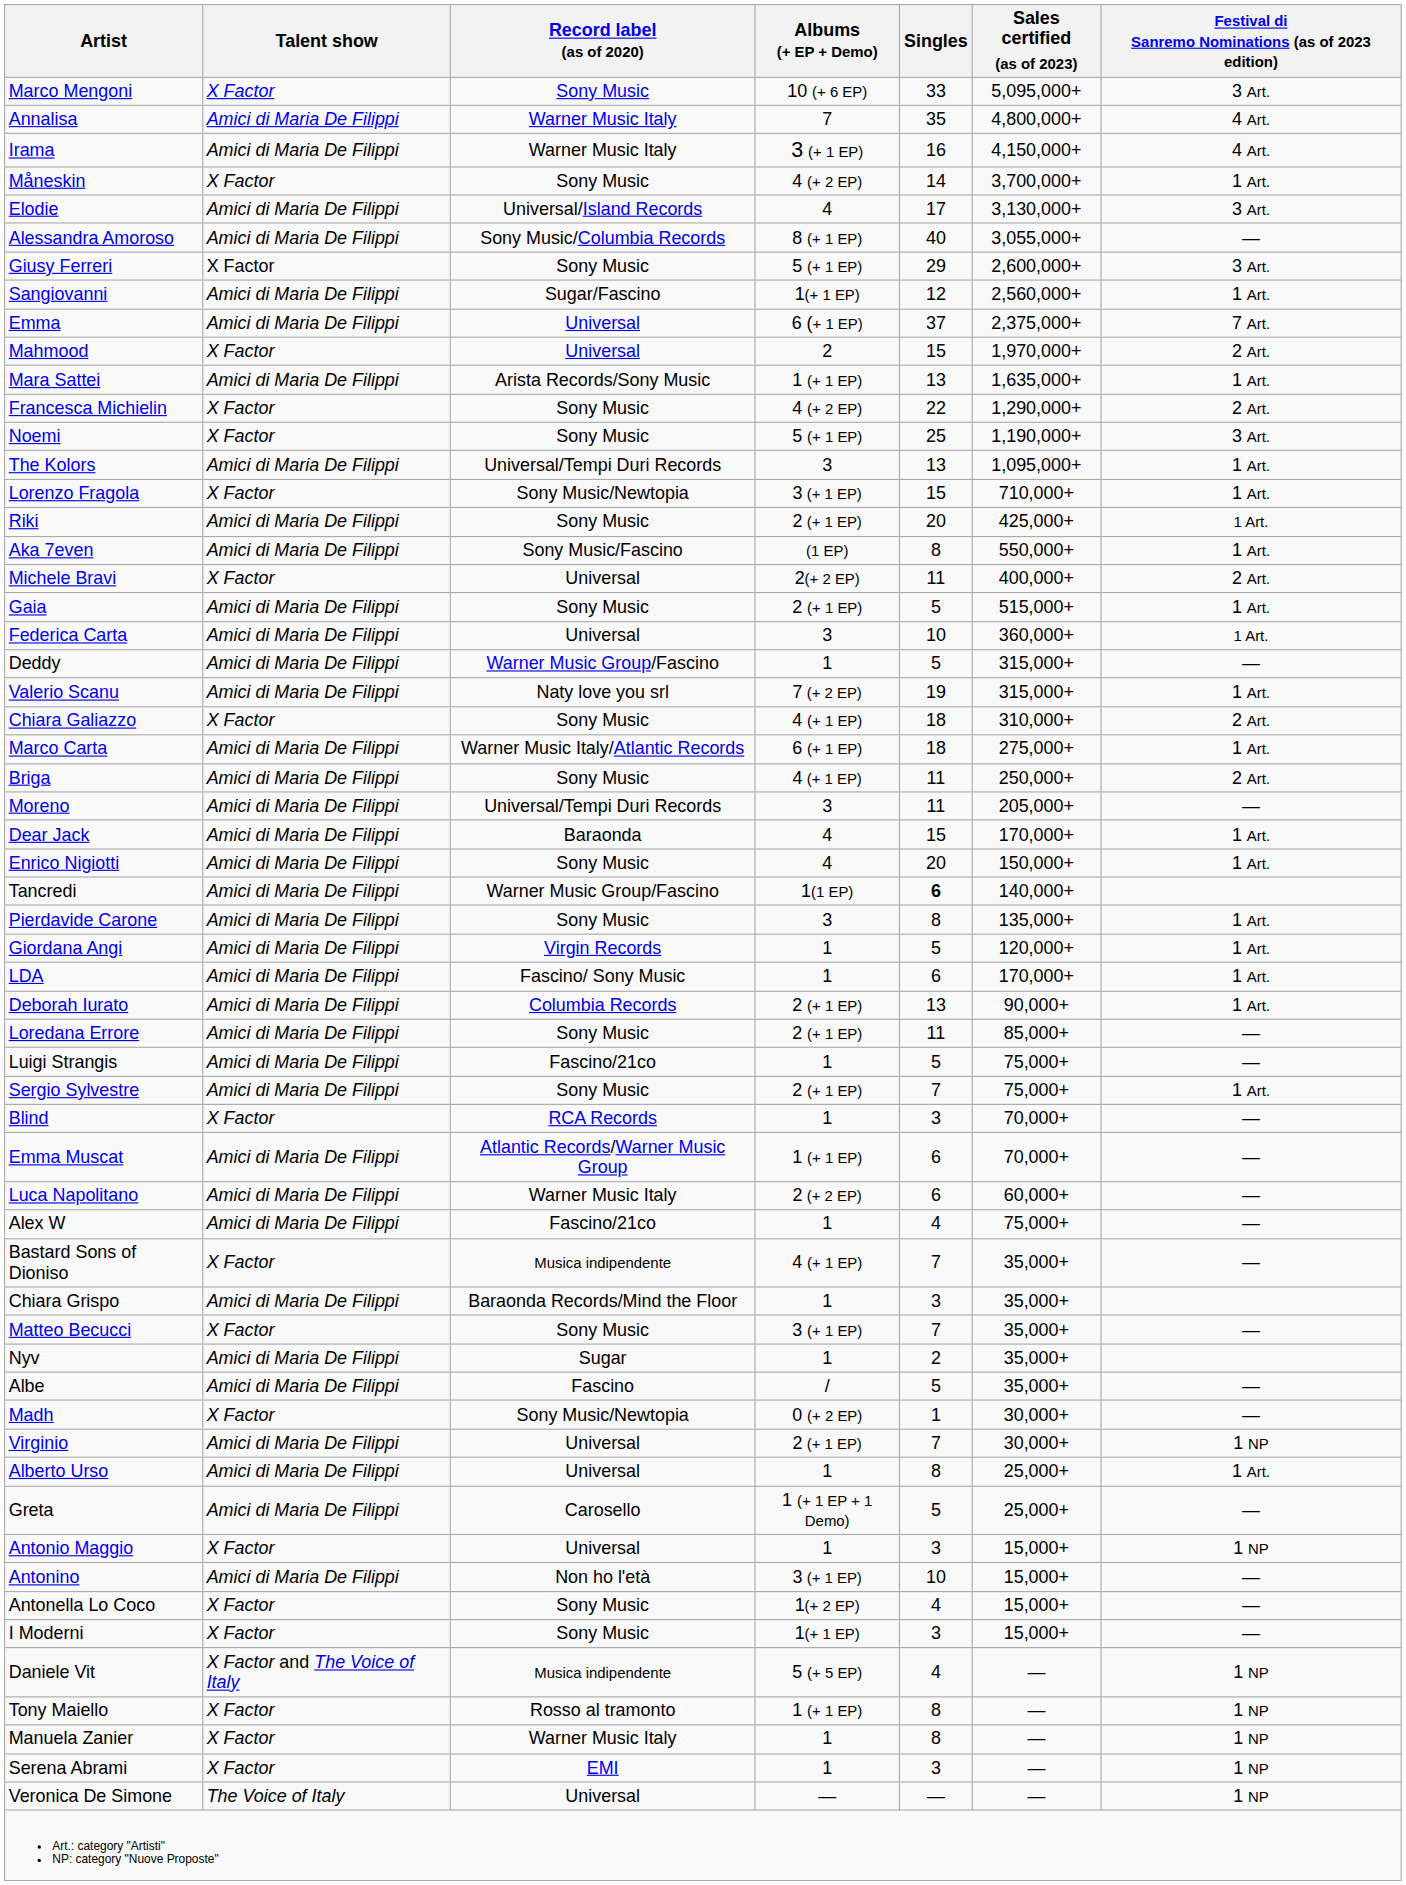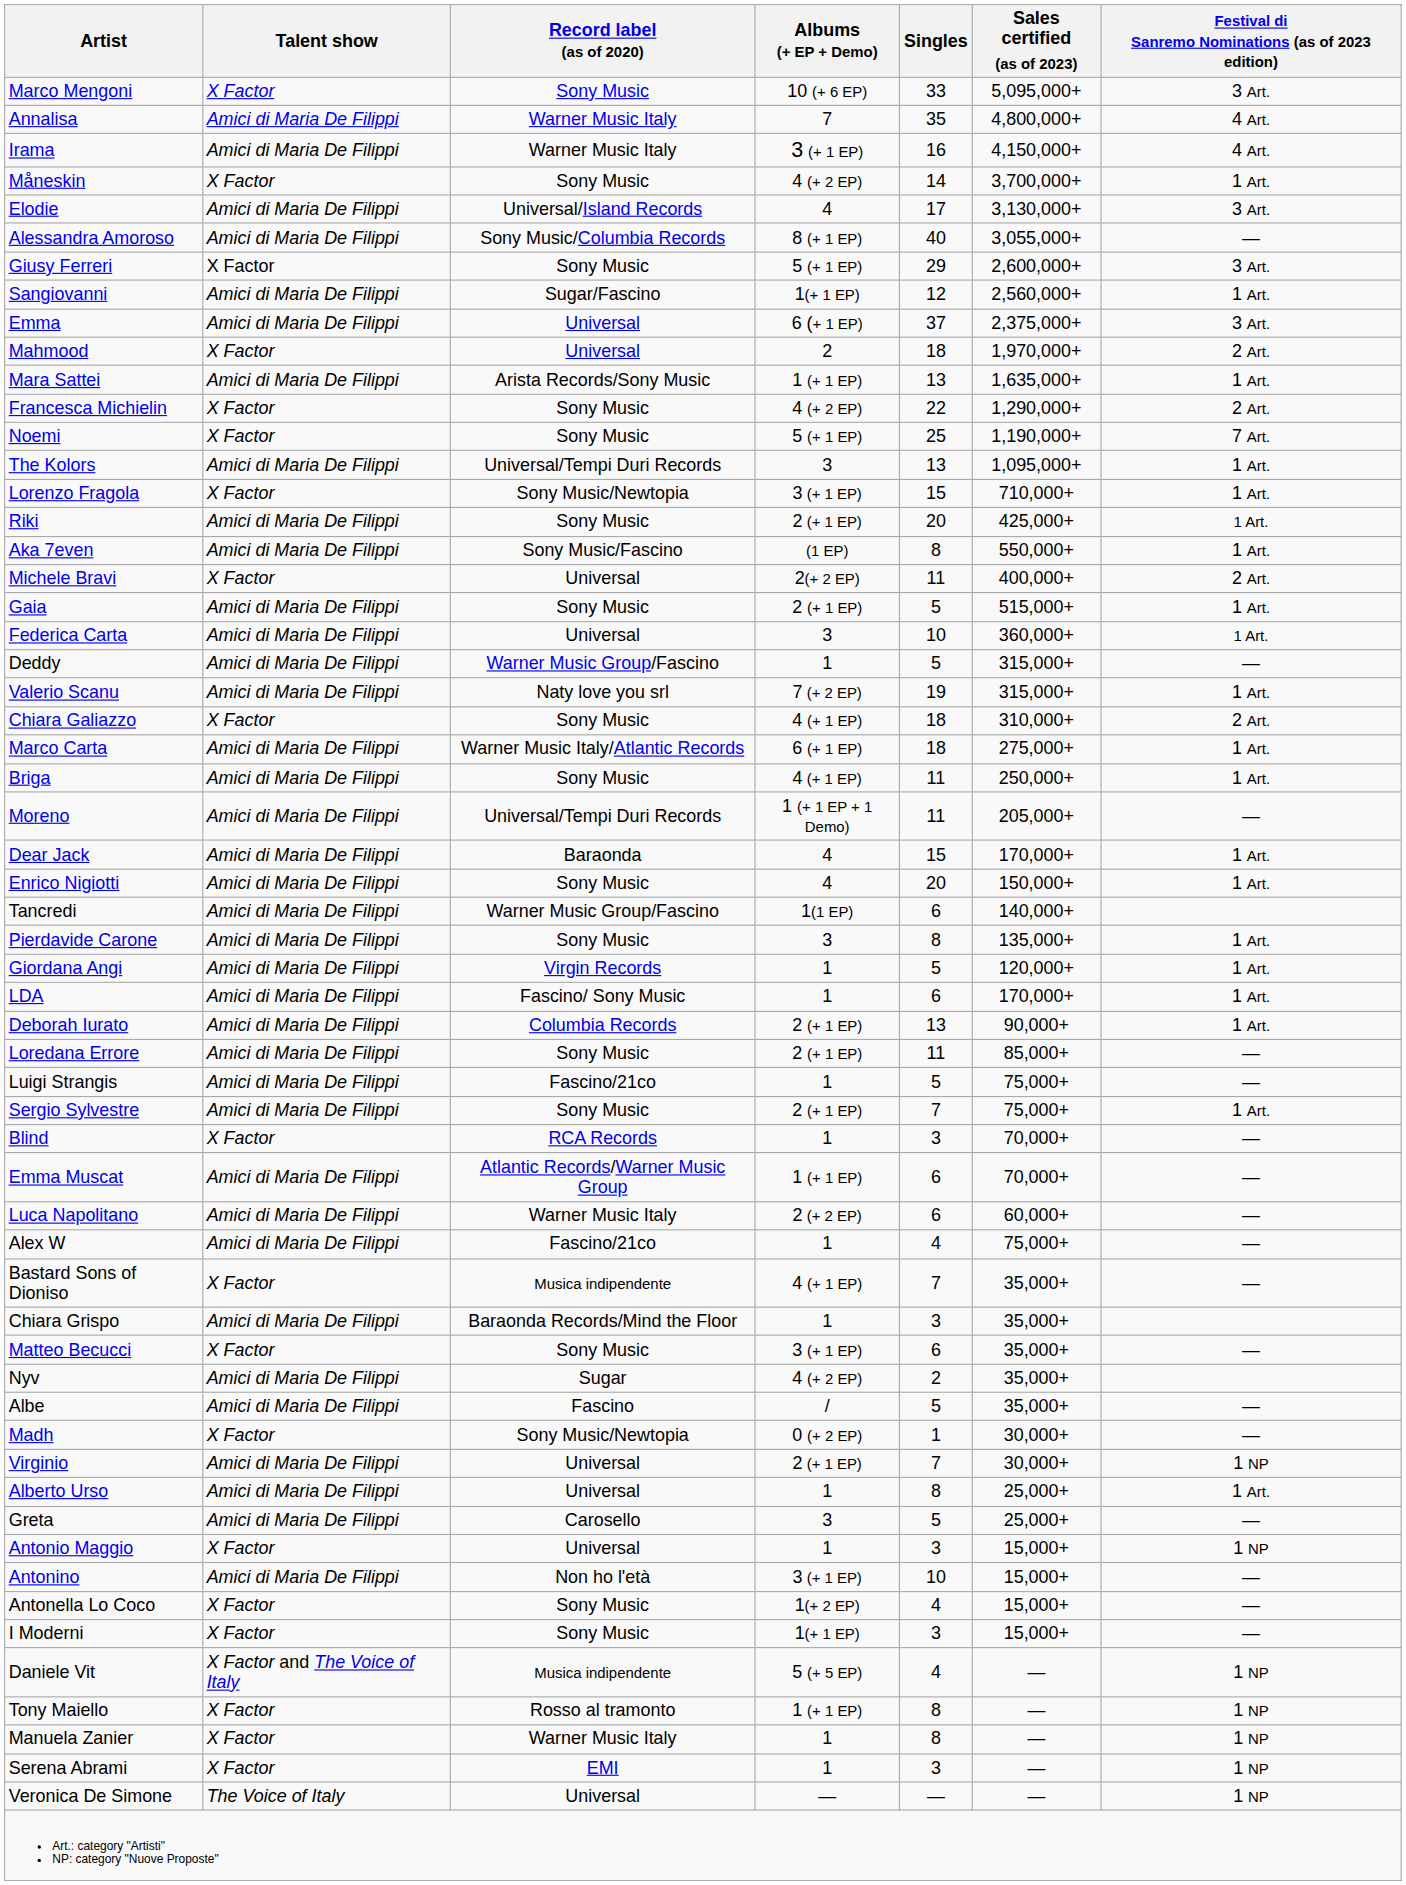(1251, 322) 7 Art. -> (1251, 322) 3 Art.
(936, 351) 15 -> (936, 351) 18
(1251, 436) 3 Art. -> (1251, 436) 7 Art.
(1251, 777) 2 Art. -> (1251, 777) 1 Art.
(827, 806) 3 -> (827, 816) 1 (+ 1 EP + 1 Demo)
(936, 891) bold -> (936, 911) normal
(936, 1329) 7 -> (936, 1349) 6
(827, 1357) 1 -> (827, 1378) 4 (+ 2 EP)
(827, 1510) 1 (+ 1 EP + 1 Demo) -> (827, 1520) 3
